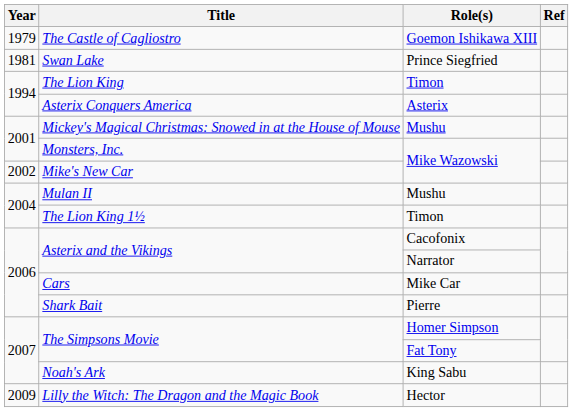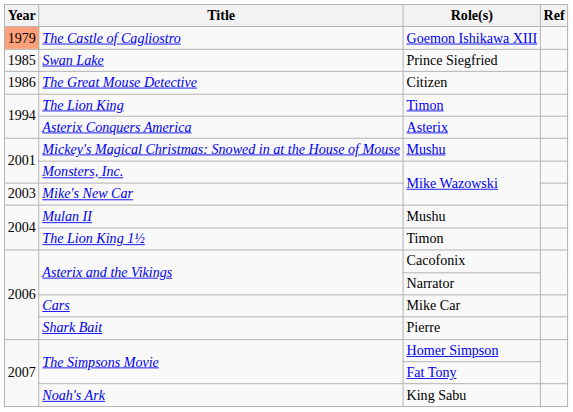(22, 37) no background -> (22, 37) lightsalmon background
(22, 60) 1981 -> (22, 60) 1985
+ row: (120, 82)
(22, 171) 2002 -> (22, 194) 2003
- row: (180, 395)
